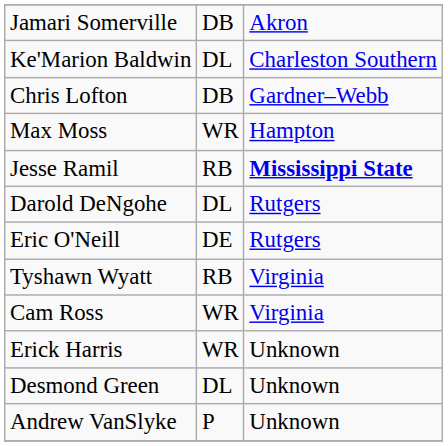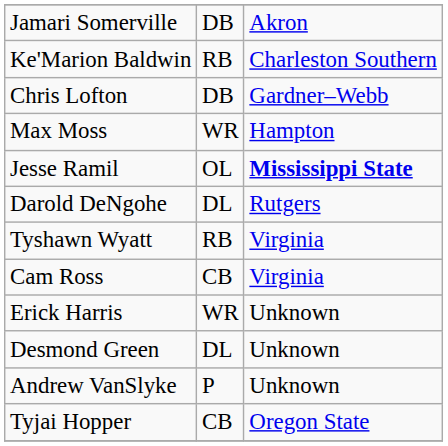(217, 58) DL -> (217, 58) RB
(217, 167) RB -> (217, 167) OL
- row: (65, 240)
(220, 312) WR -> (217, 276) CB
+ row: (71, 421)
